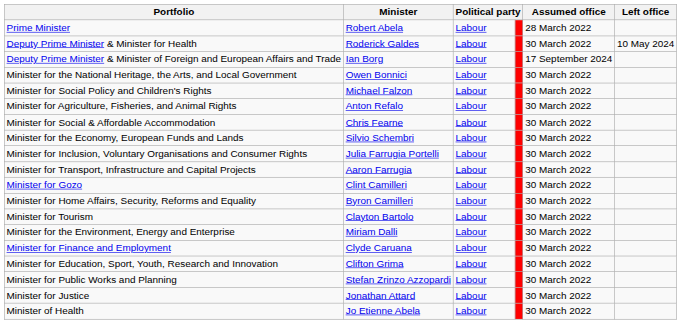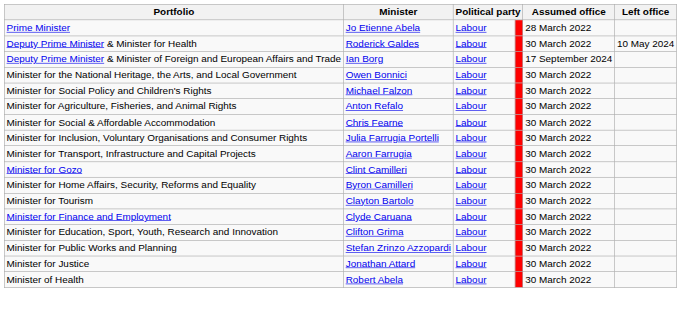(374, 28) Robert Abela -> (383, 28) Jo Etienne Abela
- row: (125, 138)
- row: (121, 232)
(383, 311) Jo Etienne Abela -> (374, 279) Robert Abela
